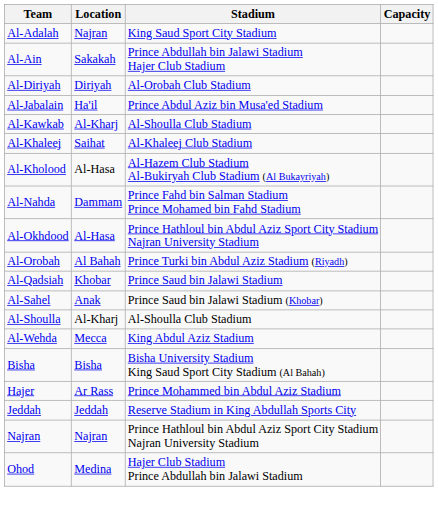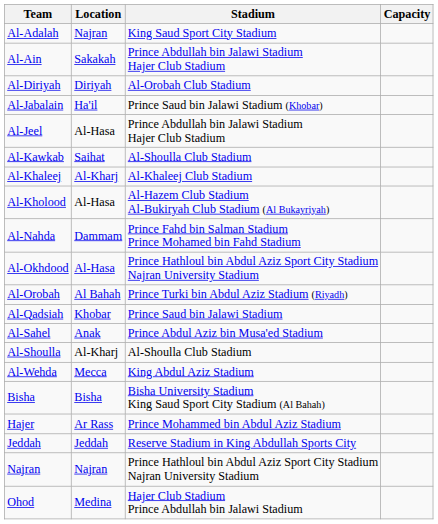(225, 104) Prince Abdul Aziz bin Musa'ed Stadium -> (225, 104) Prince Saud bin Jalawi Stadium (Khobar)
+ row: (25, 131)
(96, 124) Al-Kharj -> (89, 157) Saihat
(89, 143) Saihat -> (96, 176) Al-Kharj
(225, 300) Prince Saud bin Jalawi Stadium (Khobar) -> (225, 333) Prince Abdul Aziz bin Musa'ed Stadium
